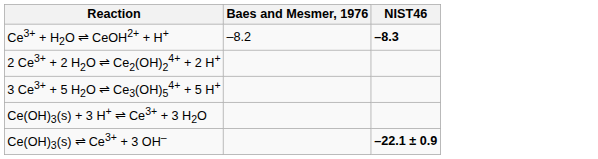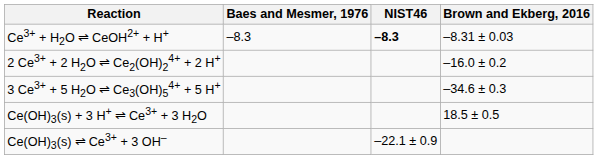+ column: (517, 14)
(239, 37) –8.2 -> (239, 37) –8.3
(406, 141) bold -> (406, 141) normal
